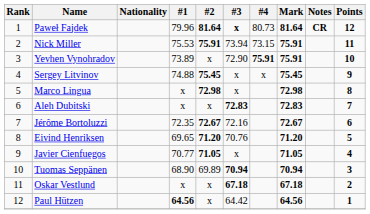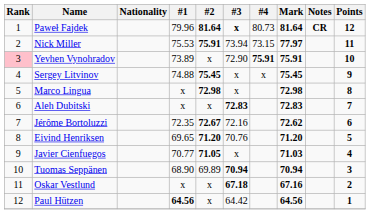(291, 43) 75.91 -> (291, 43) 77.97
(18, 59) no background -> (18, 59) pink background
(291, 122) 72.67 -> (291, 122) 72.62
(291, 153) 71.05 -> (291, 153) 71.03
(291, 185) 67.18 -> (291, 185) 67.16
